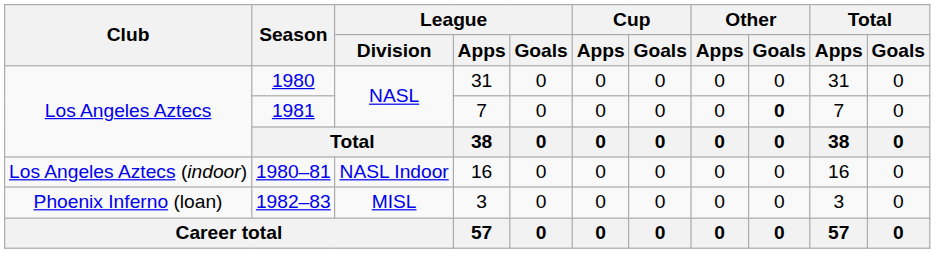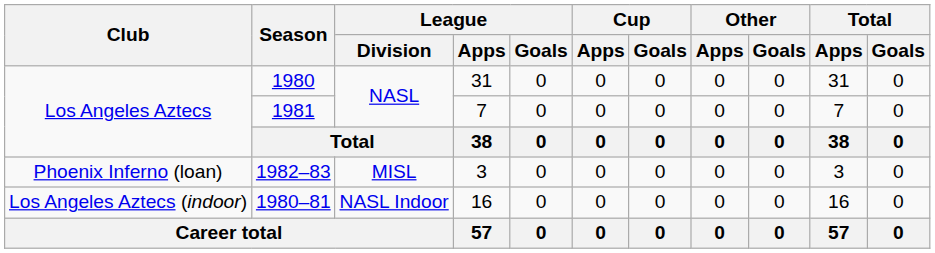(779, 111) bold -> (779, 111) normal
rows swapped: (293, 171) <-> (293, 202)
